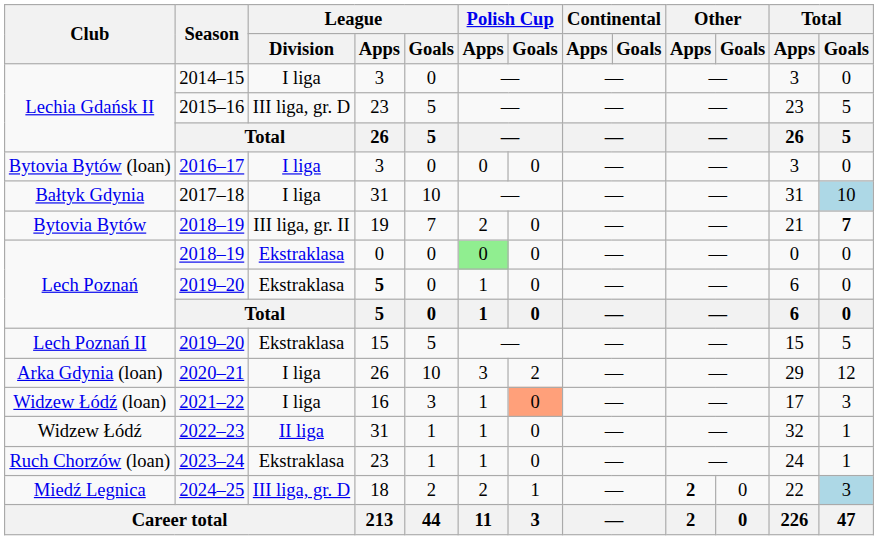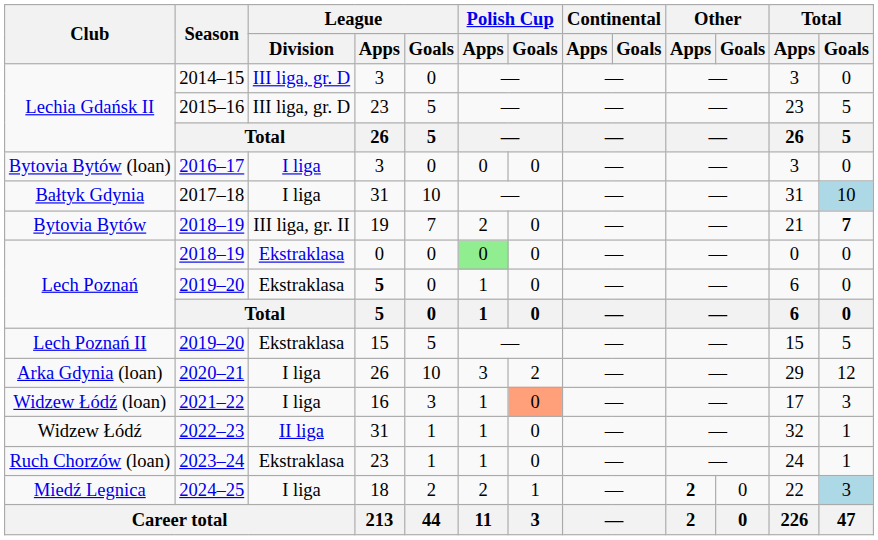(302, 78) I liga -> (302, 78) III liga, gr. D
(302, 490) III liga, gr. D -> (302, 490) I liga
